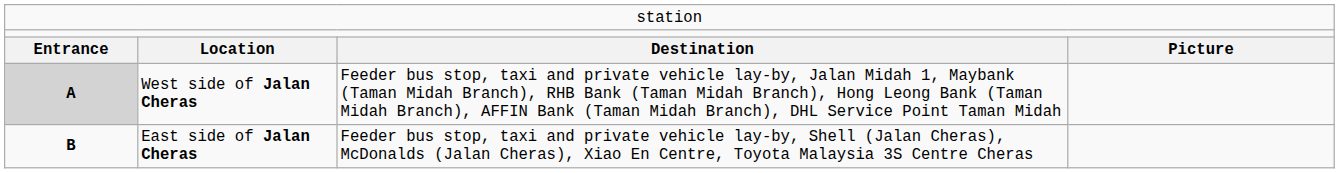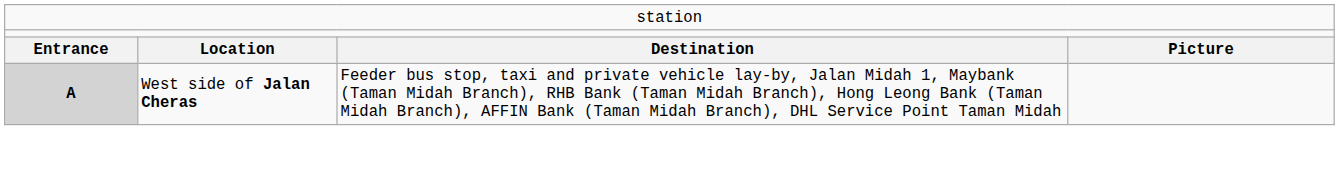- row: (225, 146)
